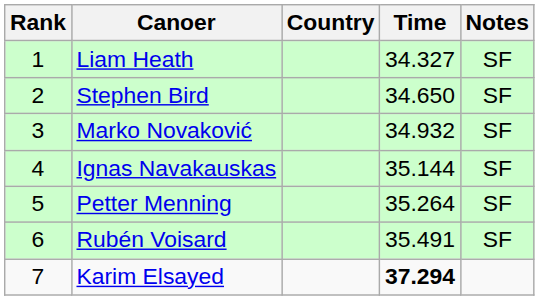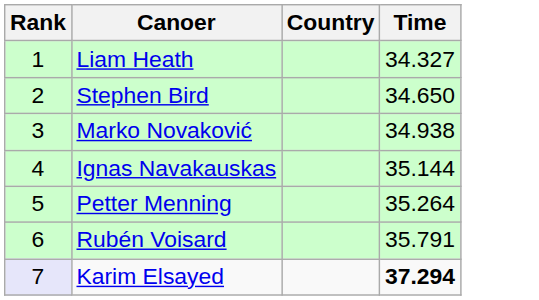- column: (497, 22)
(420, 131) 34.932 -> (420, 131) 34.938
(420, 240) 35.491 -> (420, 240) 35.791
(38, 276) no background -> (38, 276) lavender background
